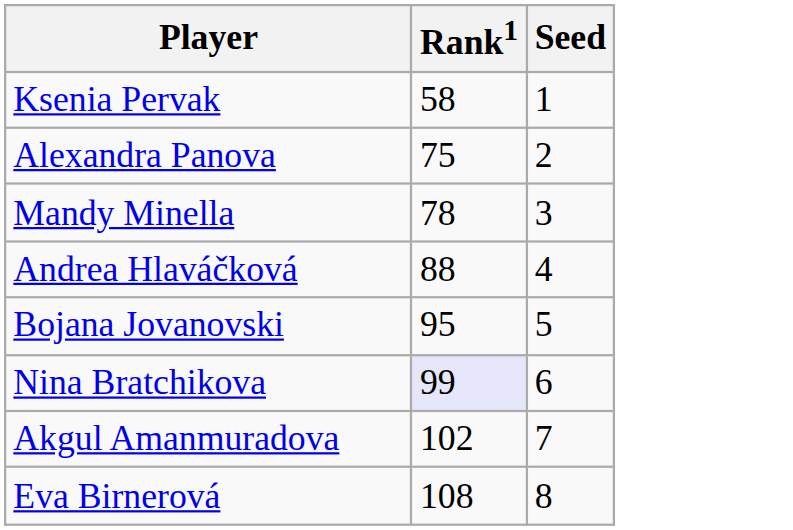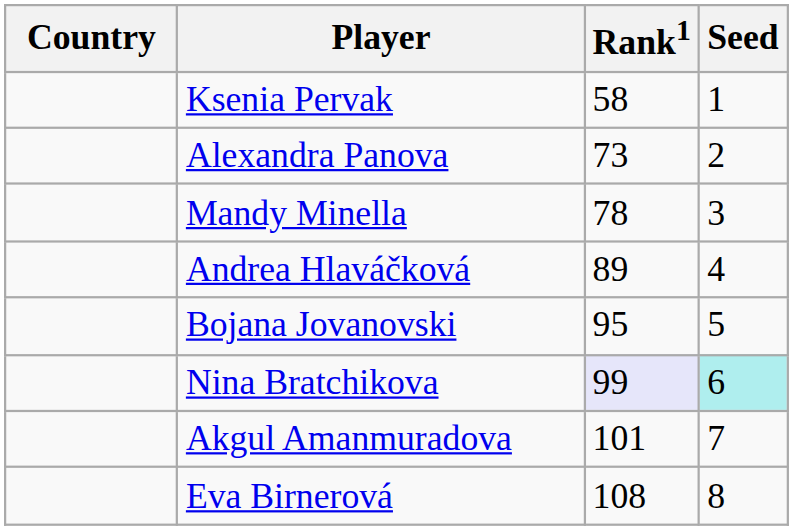+ column: (91, 37)
(438, 155) 75 -> (610, 155) 73
(438, 268) 88 -> (610, 268) 89
(544, 381) no background -> (716, 381) paleturquoise background
(447, 438) 102 -> (619, 438) 101
